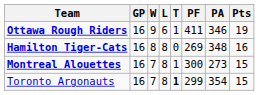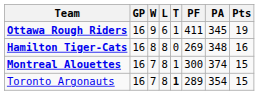(218, 30) 346 -> (218, 30) 345
(218, 64) 273 -> (218, 64) 374
(194, 82) 299 -> (194, 82) 289
